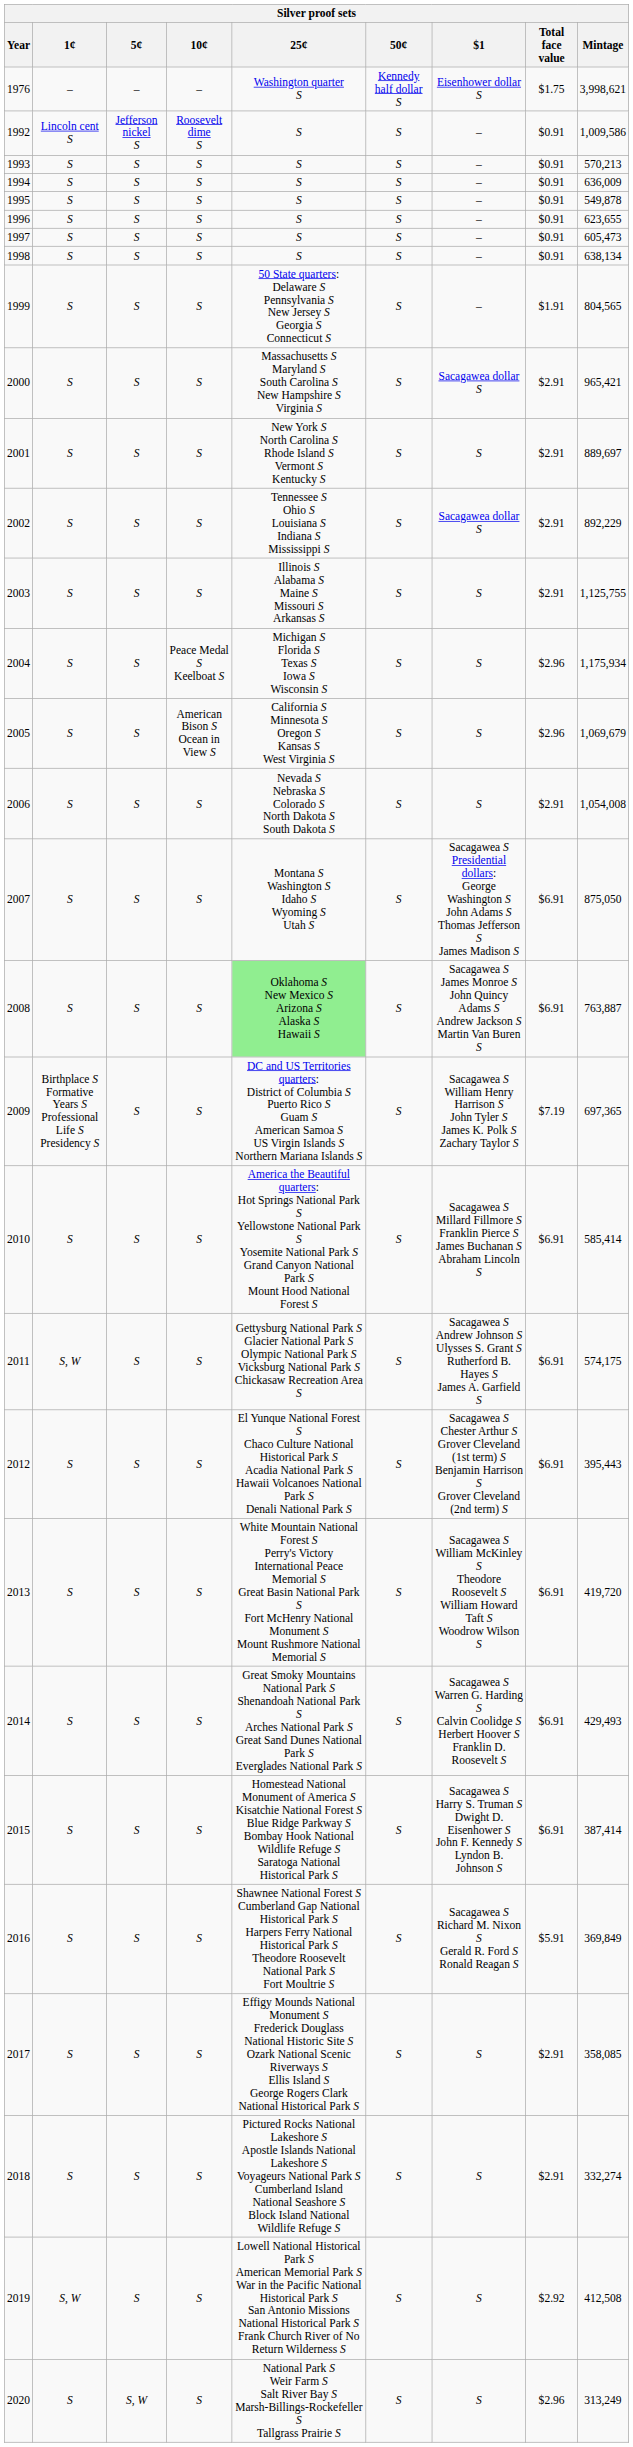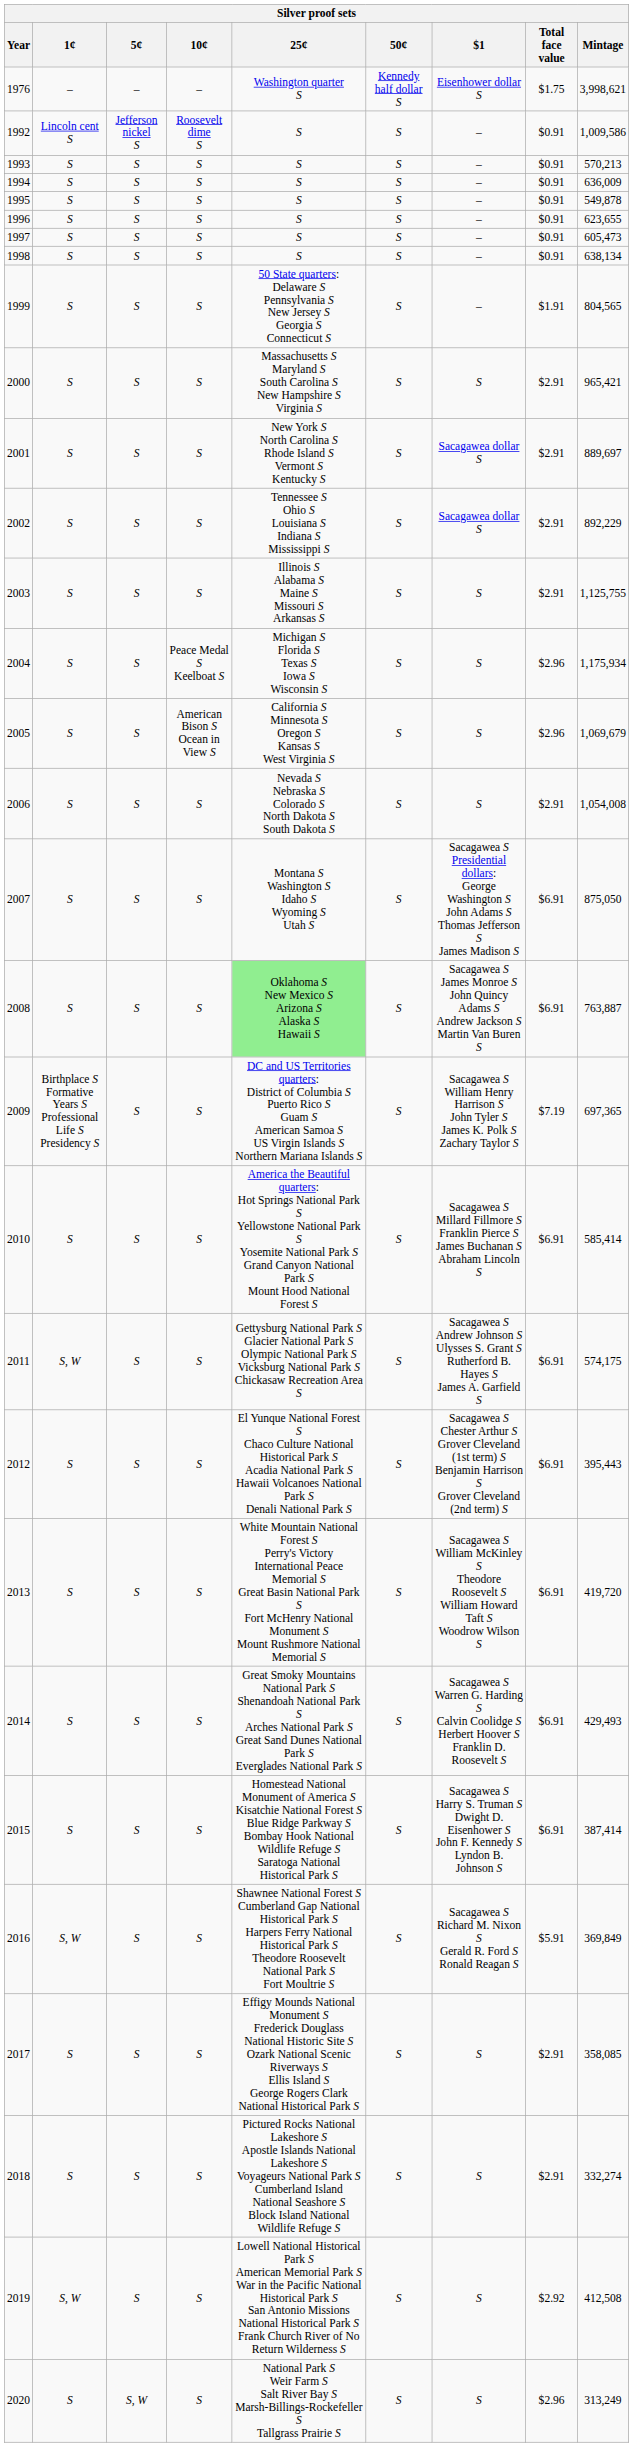(479, 383) Sacagawea dollar S -> (479, 383) S
(479, 453) S -> (479, 453) Sacagawea dollar S
(70, 1939) S -> (70, 1939) S, W
